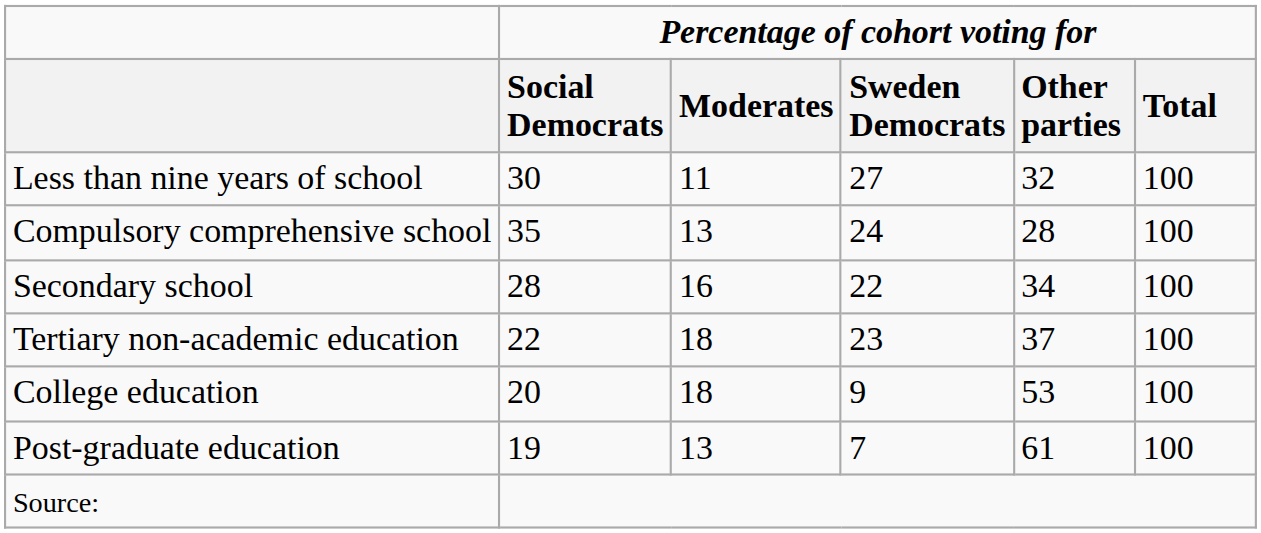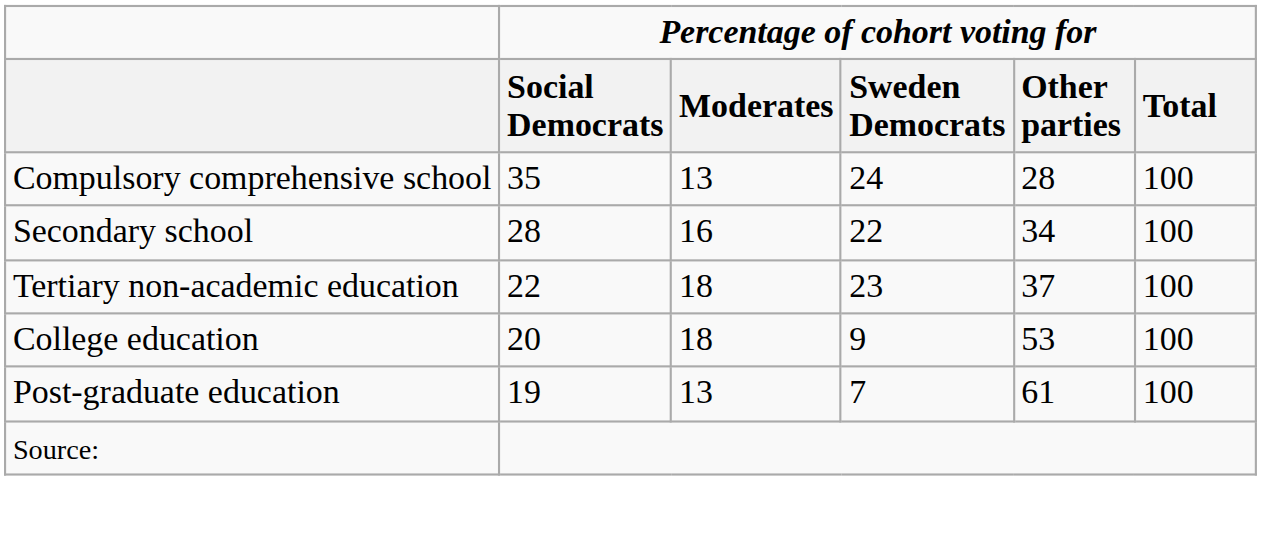- row: (218, 178)
